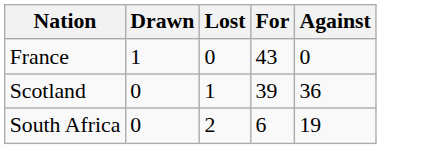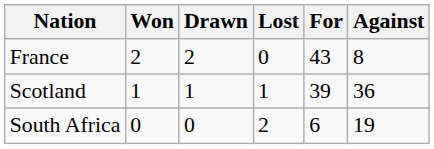+ column: (152, 21)
(136, 56) 1 -> (189, 56) 2
(305, 56) 0 -> (358, 56) 8
(136, 90) 0 -> (189, 90) 1
